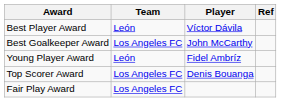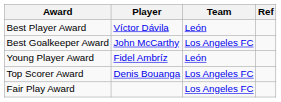columns swapped: (220, 12) <-> (148, 12)
